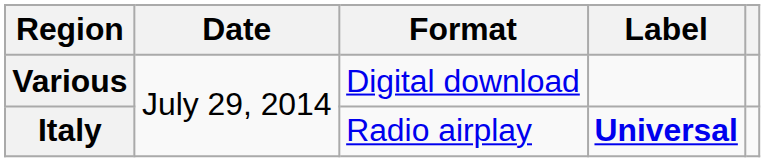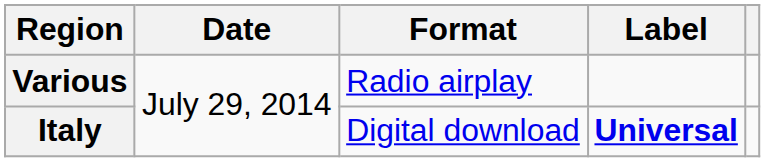(463, 80) Digital download -> (439, 80) Radio airplay
(439, 130) Radio airplay -> (463, 130) Digital download
